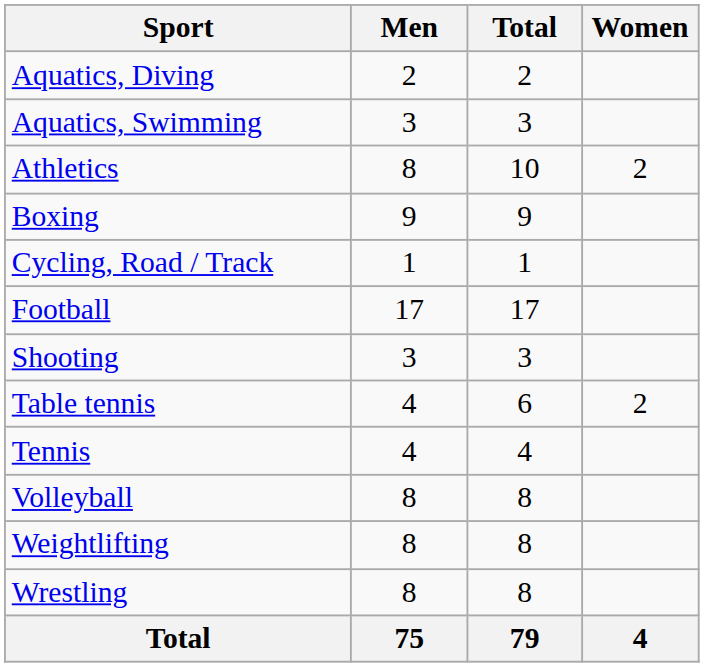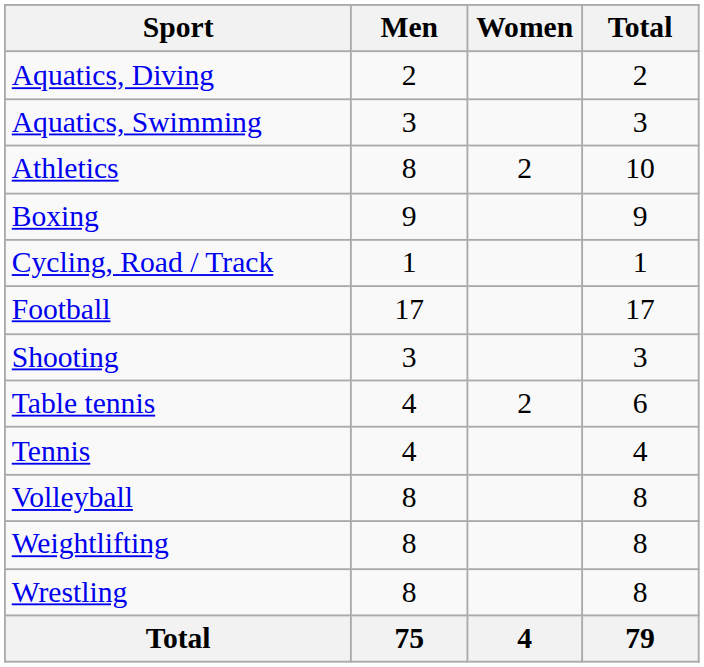columns swapped: (640, 27) <-> (525, 27)
